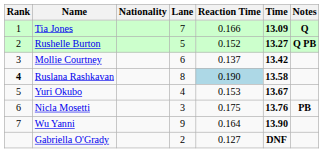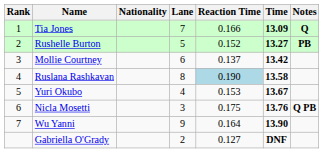(305, 44) Q PB -> (305, 44) PB
(18, 76) bold -> (18, 76) normal
(305, 108) PB -> (305, 108) Q PB
